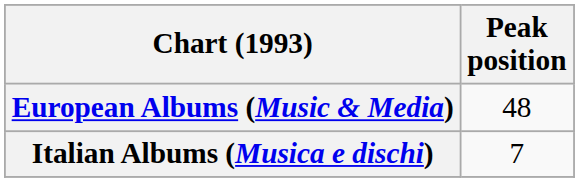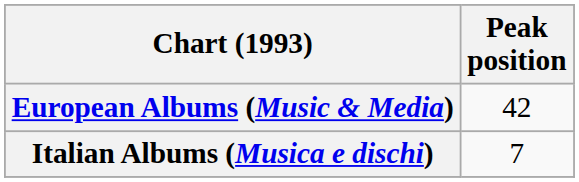(517, 107) 48 -> (517, 107) 42
